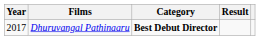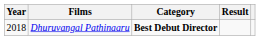(16, 27) 2017 -> (16, 27) 2018
